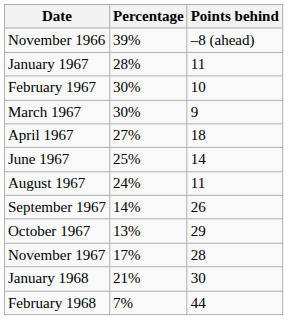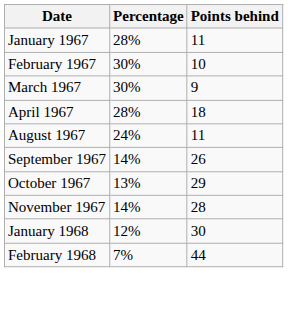- row: (57, 40)
(127, 135) 27% -> (127, 111) 28%
- row: (39, 159)
(127, 254) 17% -> (127, 207) 14%
(127, 278) 21% -> (127, 231) 12%
